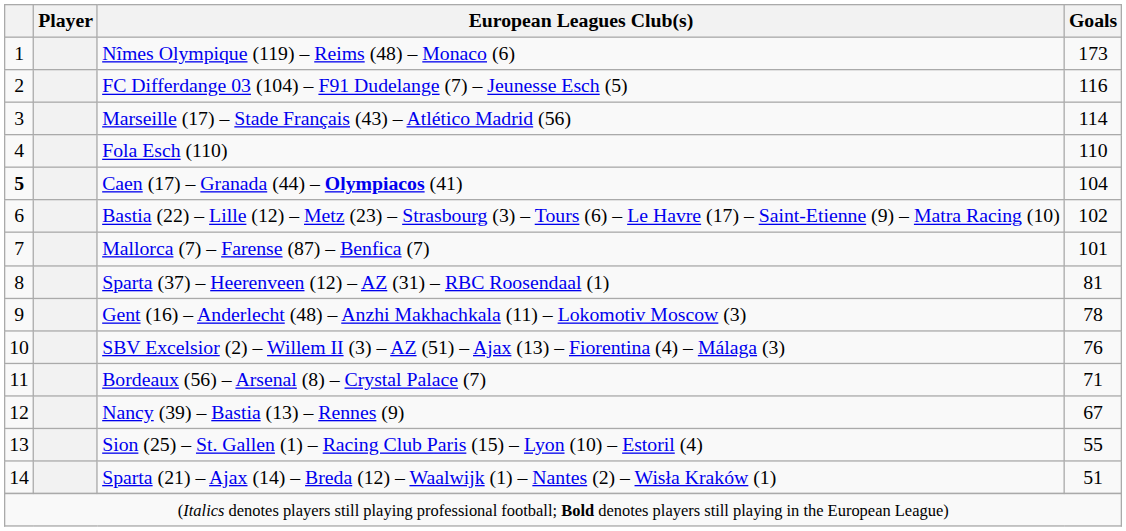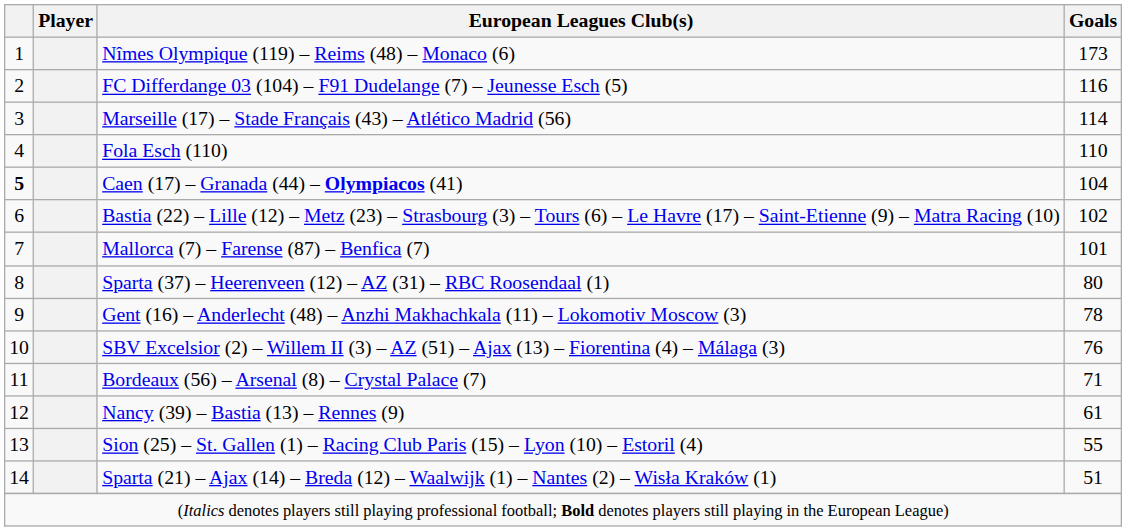(1093, 281) 81 -> (1093, 281) 80
(1093, 411) 67 -> (1093, 411) 61
